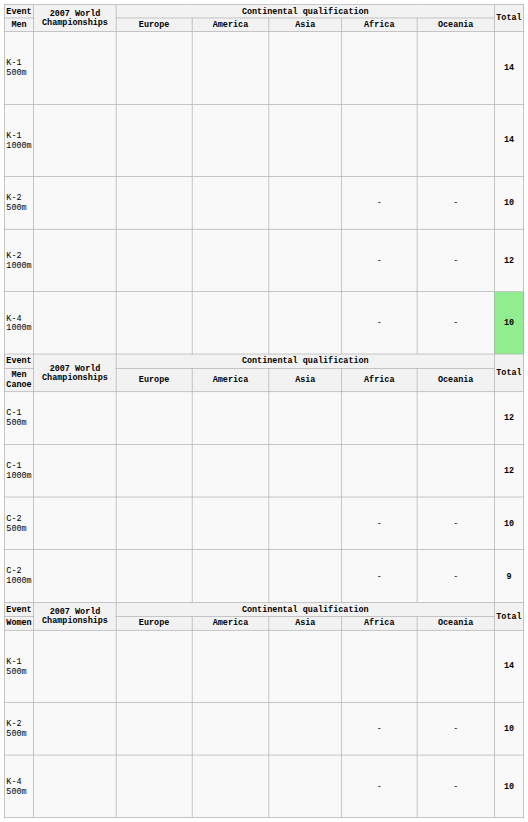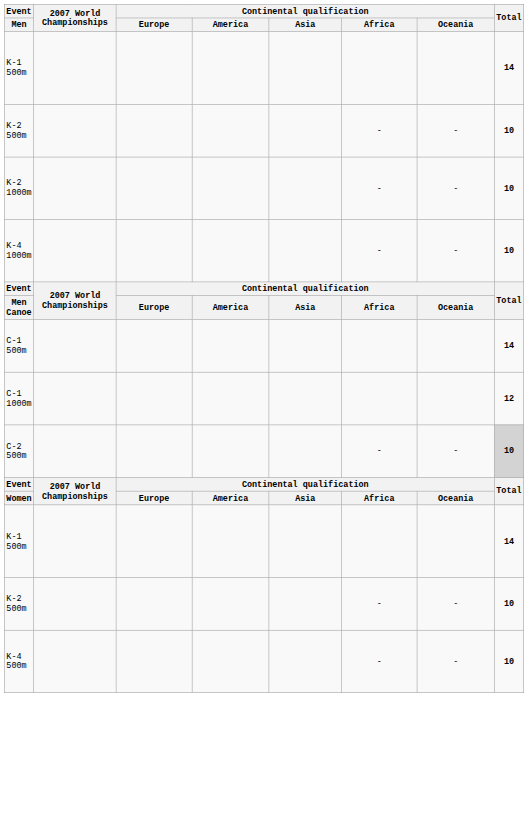- row: (19, 140)
(509, 260) 12 -> (509, 188) 10
(509, 323) lightgreen background -> (509, 251) no background
(509, 418) 12 -> (509, 346) 14
(509, 523) no background -> (509, 451) lightgrey background
- row: (19, 576)
